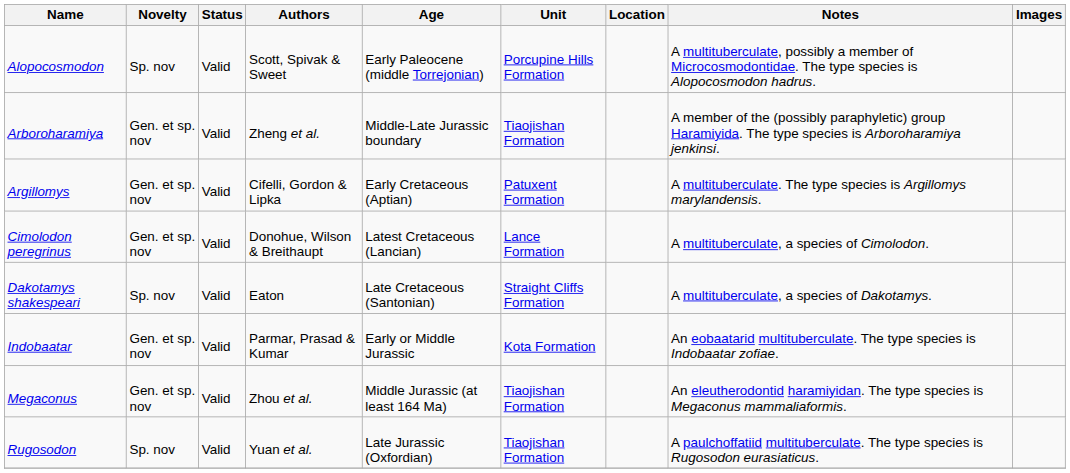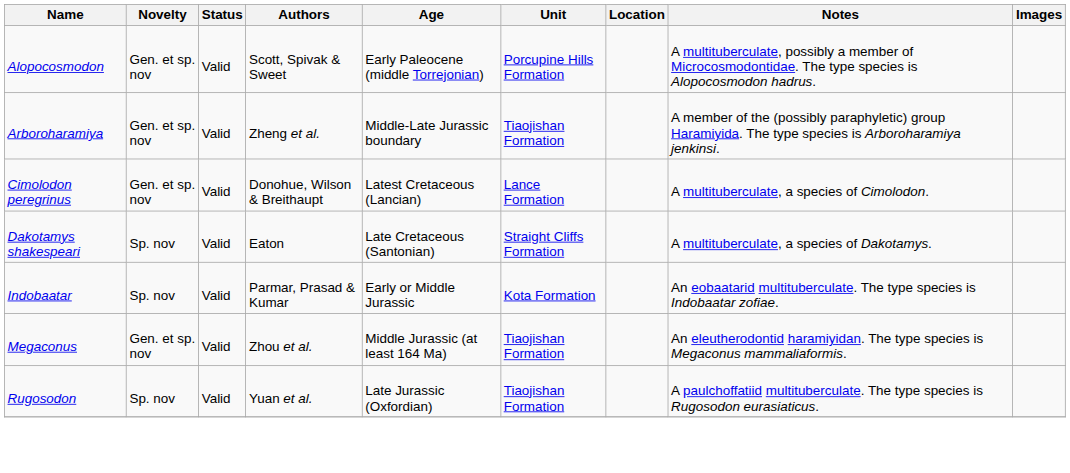(152, 66) Sp. nov -> (162, 66) Gen. et sp. nov
- row: (39, 192)
(162, 347) Gen. et sp. nov -> (152, 295) Sp. nov
